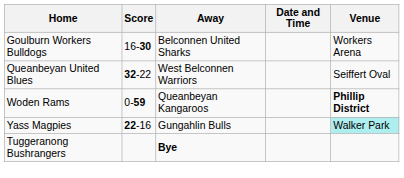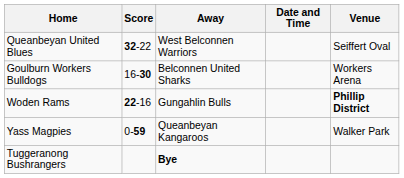rows swapped: (49, 46) <-> (53, 74)
(135, 103) 0-59 -> (138, 103) 22-16
(188, 103) Queanbeyan Kangaroos -> (194, 103) Gungahlin Bulls
(138, 125) 22-16 -> (135, 131) 0-59
(194, 125) Gungahlin Bulls -> (188, 131) Queanbeyan Kangaroos
(361, 125) paleturquoise background -> (361, 131) no background
